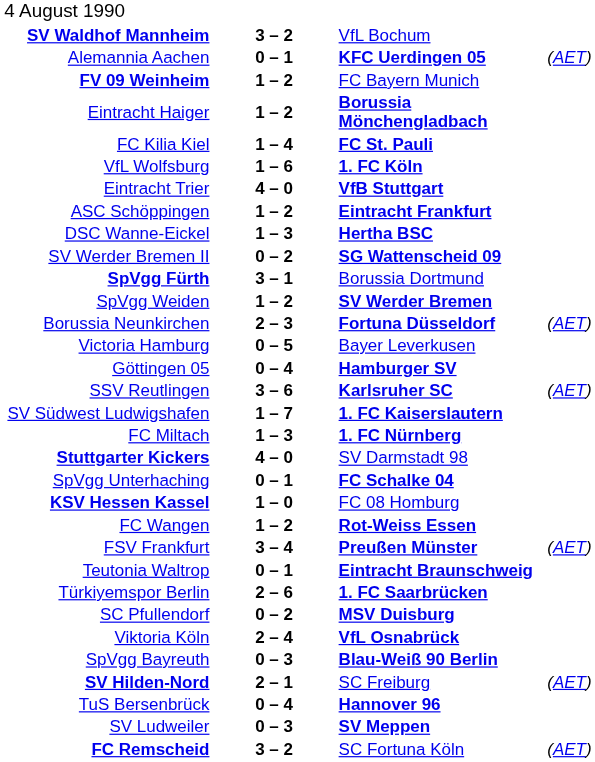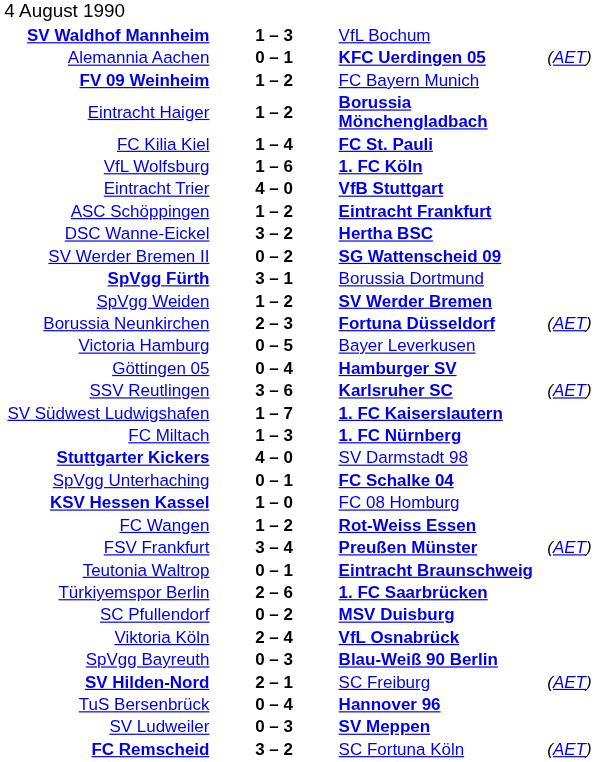(274, 35) 3 – 2 -> (274, 35) 1 – 3
(274, 233) 1 – 3 -> (274, 233) 3 – 2
